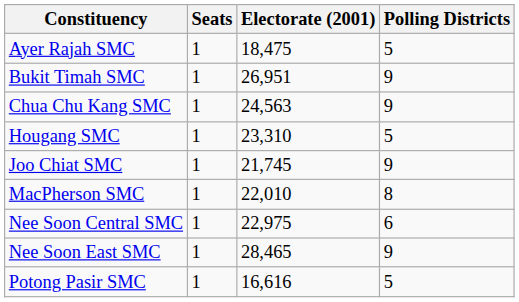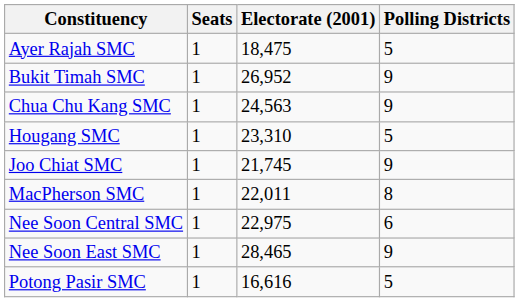(266, 77) 26,951 -> (266, 77) 26,952
(266, 194) 22,010 -> (266, 194) 22,011
